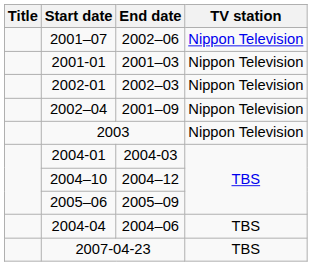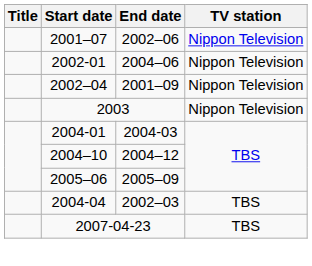- row: (79, 62)
(150, 86) 2002–03 -> (150, 62) 2004–06
(150, 226) 2004–06 -> (150, 202) 2002–03
